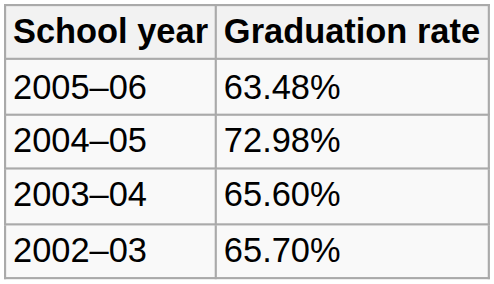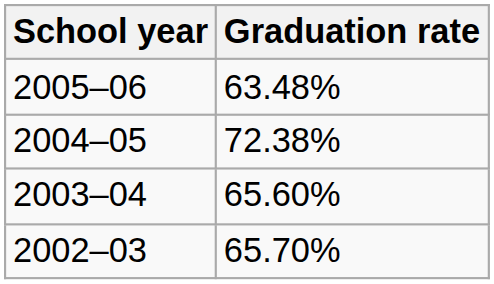(282, 140) 72.98% -> (282, 140) 72.38%
